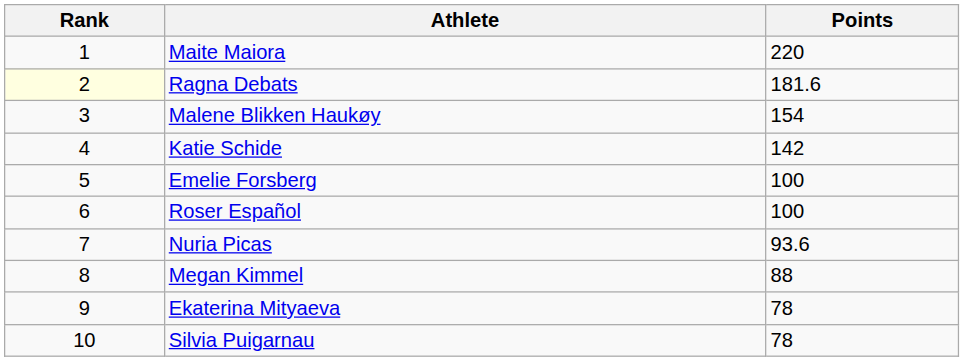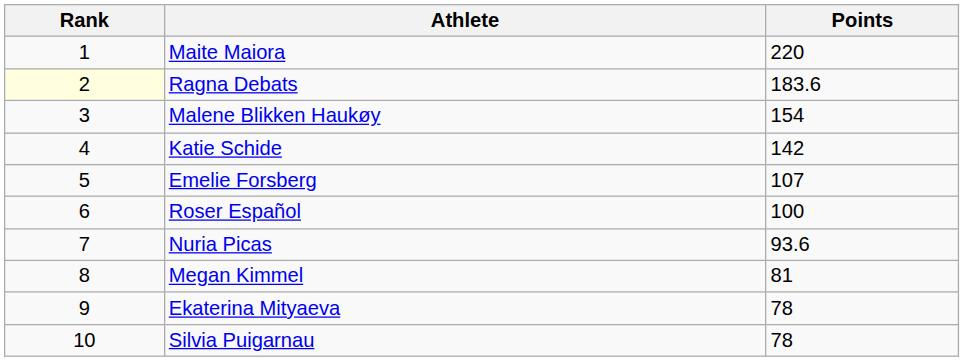(796, 84) 181.6 -> (796, 84) 183.6
(787, 180) 100 -> (787, 180) 107
(782, 276) 88 -> (782, 276) 81
